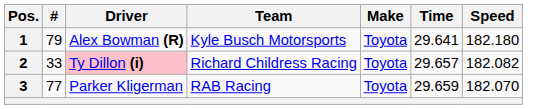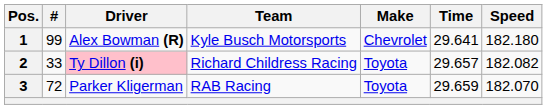(54, 40) 79 -> (54, 40) 99
(385, 40) Toyota -> (395, 40) Chevrolet
(54, 86) 77 -> (54, 86) 72
